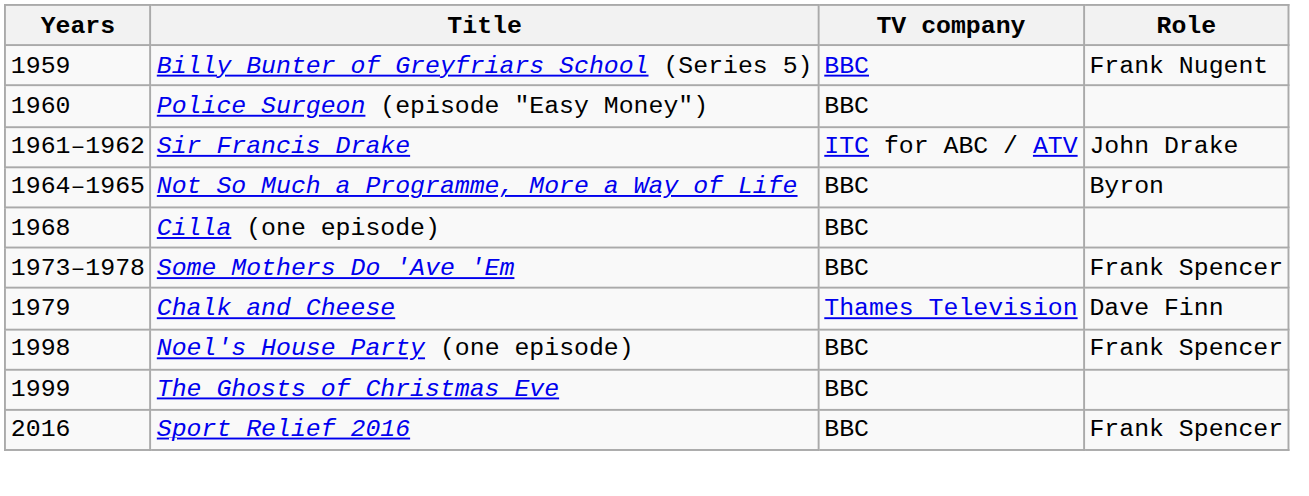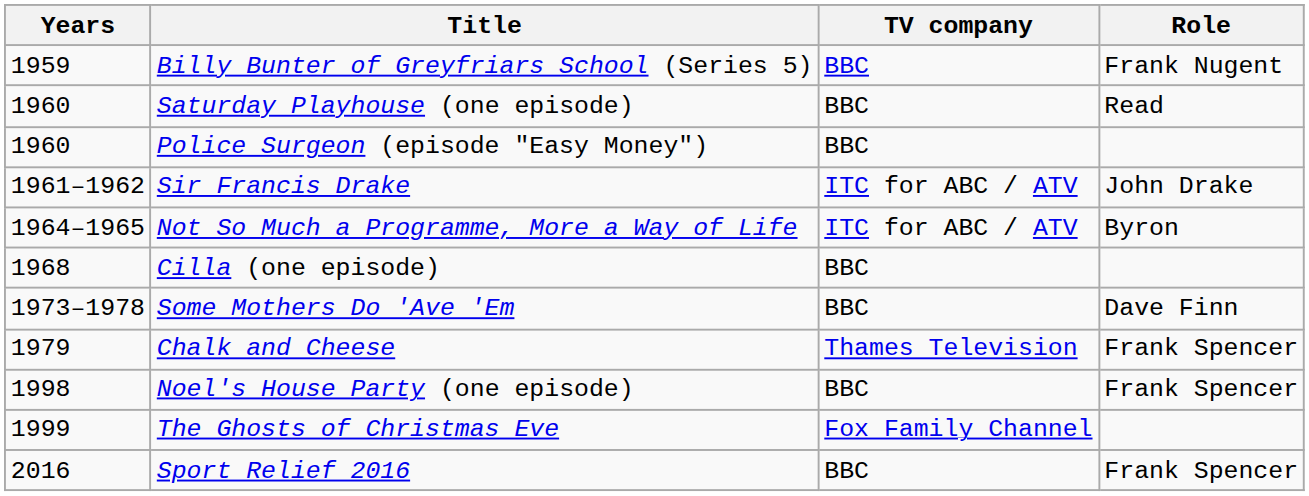+ row: (395, 106)
(847, 187) BBC -> (951, 228) ITC for ABC / ATV
(1186, 268) Frank Spencer -> (1171, 308) Dave Finn
(1157, 308) Dave Finn -> (1201, 349) Frank Spencer
(847, 389) BBC -> (958, 430) Fox Family Channel
